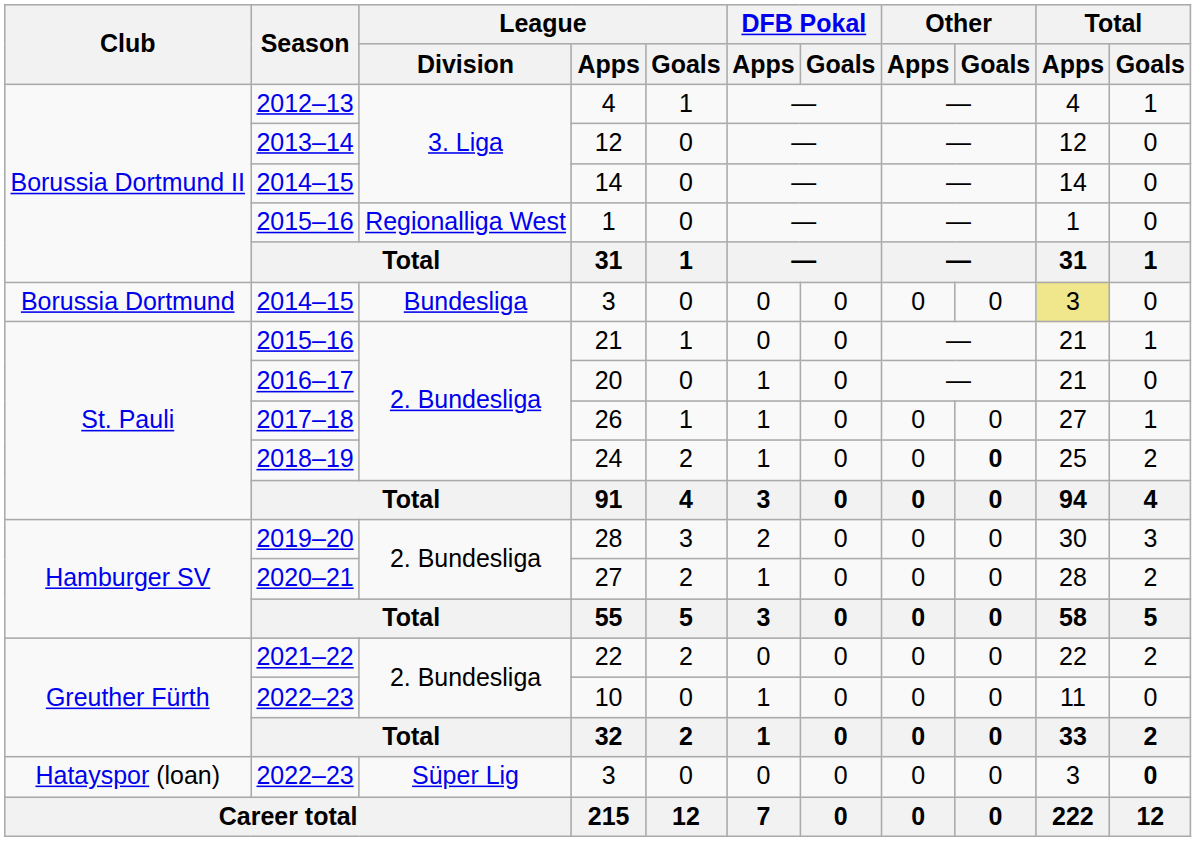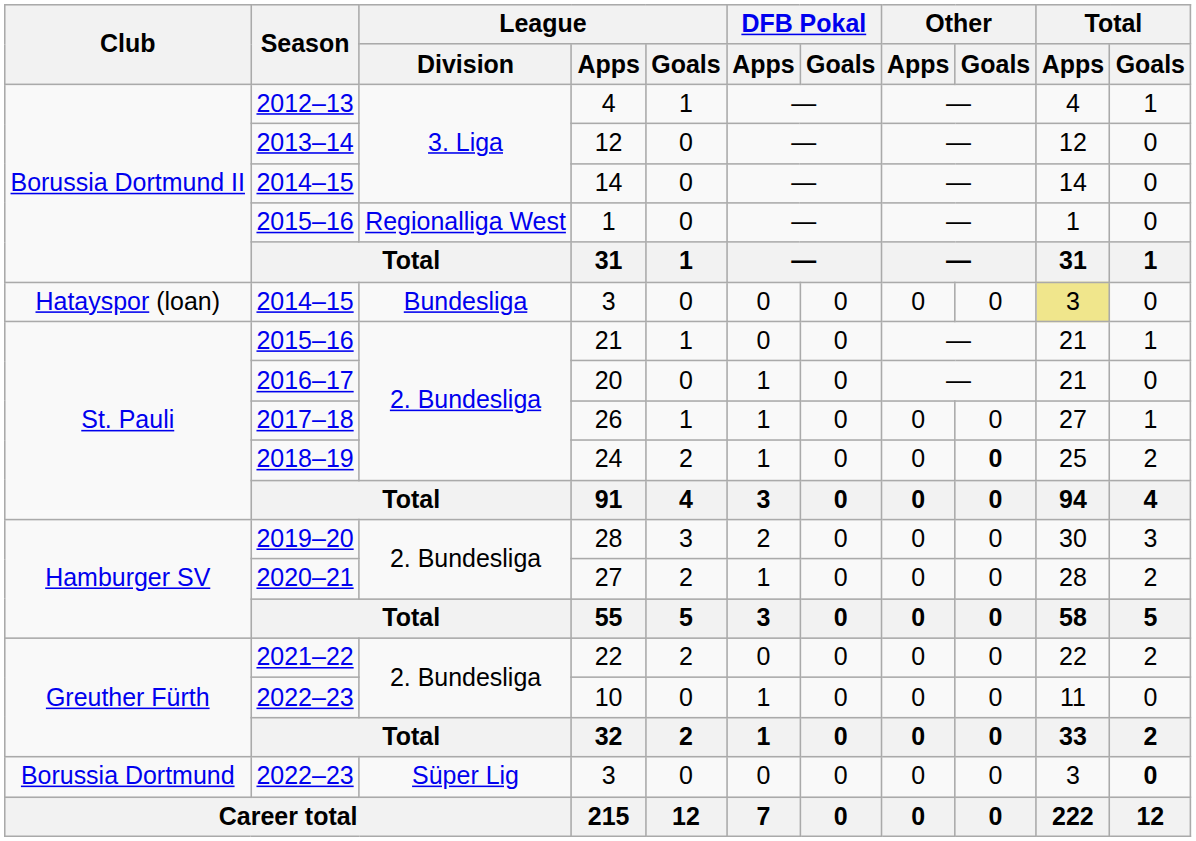(128, 301) Borussia Dortmund -> (128, 301) Hatayspor (loan)
(128, 776) Hatayspor (loan) -> (128, 776) Borussia Dortmund
